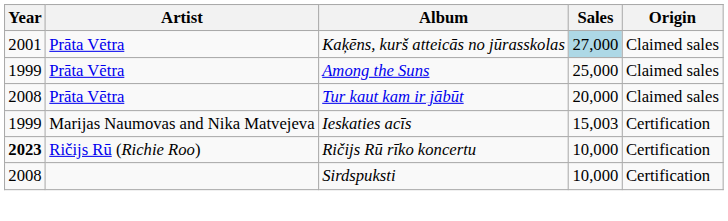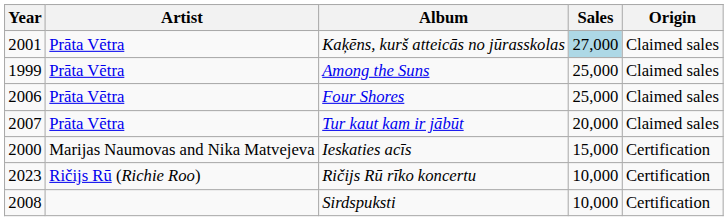+ row: (363, 96)
(25, 96) 2008 -> (25, 123) 2007
(25, 123) 1999 -> (25, 149) 2000
(595, 123) 15,003 -> (595, 149) 15,000
(25, 149) bold -> (25, 176) normal
